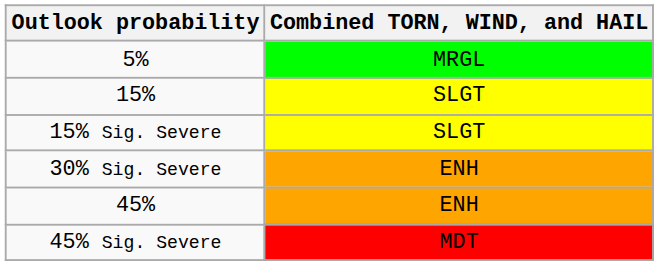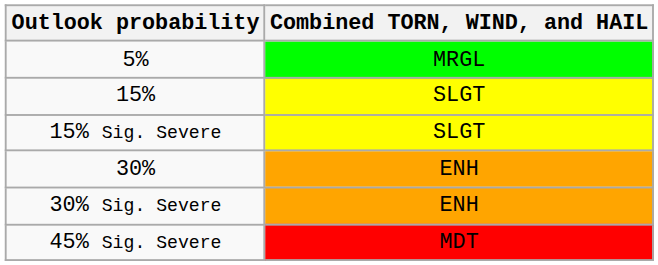+ row: (136, 169)
- row: (136, 206)
